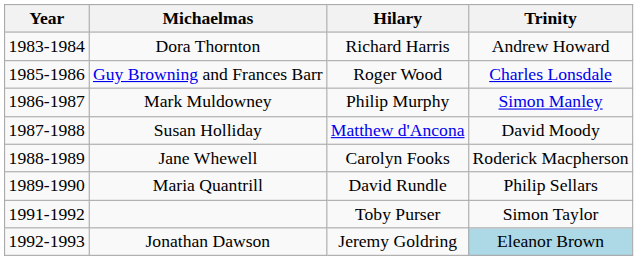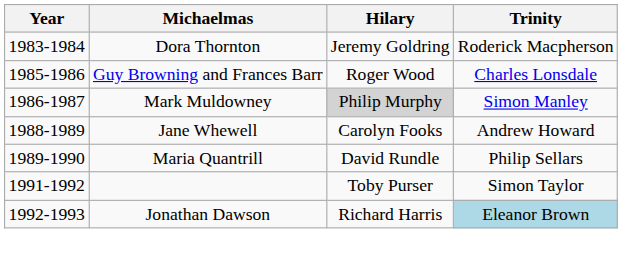(398, 46) Richard Harris -> (390, 46) Jeremy Goldring
(551, 46) Andrew Howard -> (536, 46) Roderick Macpherson
(398, 102) no background -> (390, 102) lightgrey background
- row: (208, 130)
(551, 158) Roderick Macpherson -> (536, 130) Andrew Howard
(398, 241) Jeremy Goldring -> (390, 213) Richard Harris
